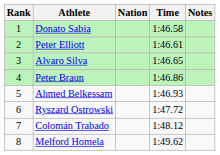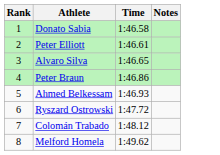- column: (133, 12)
